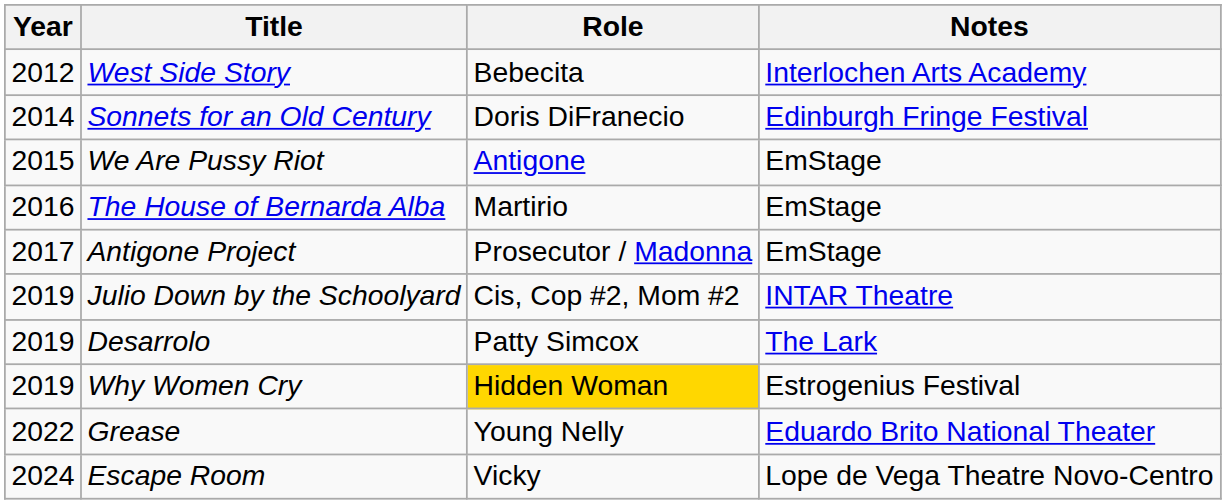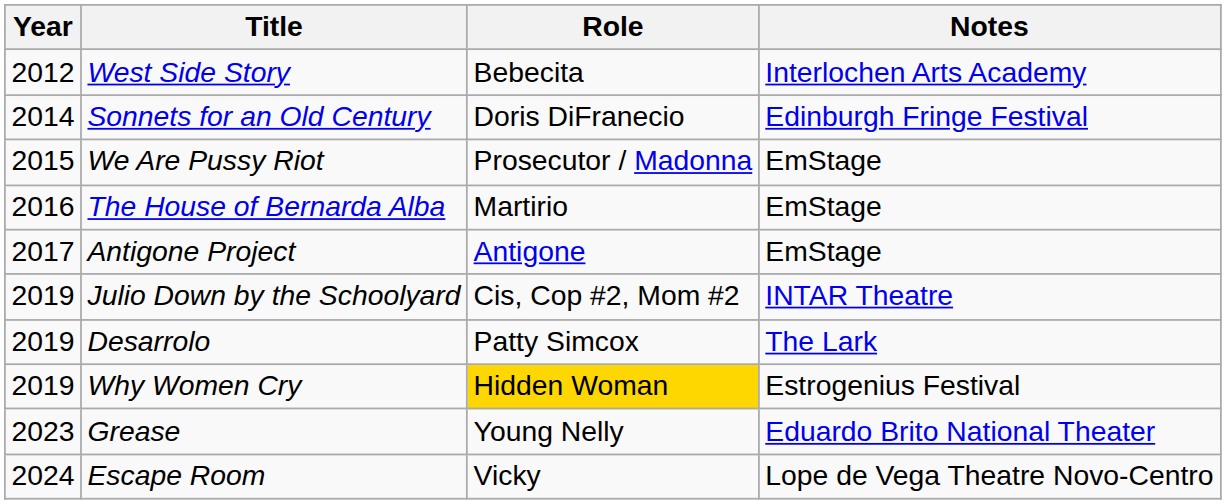(530, 161) Antigone -> (613, 161) Prosecutor / Madonna
(613, 251) Prosecutor / Madonna -> (530, 251) Antigone
(43, 431) 2022 -> (43, 431) 2023
